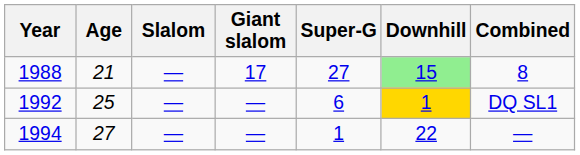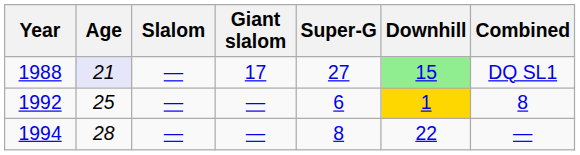(104, 72) no background -> (104, 72) lavender background
(523, 72) 8 -> (523, 72) DQ SL1
(523, 103) DQ SL1 -> (523, 103) 8
(104, 133) 27 -> (104, 133) 28
(339, 133) 1 -> (339, 133) 8
